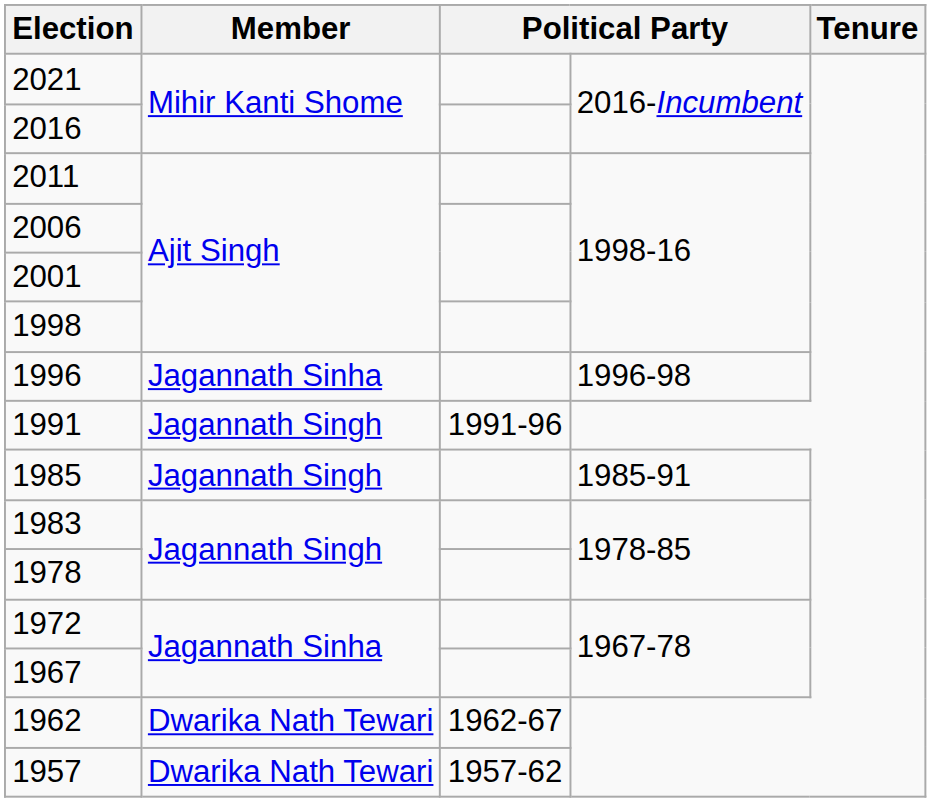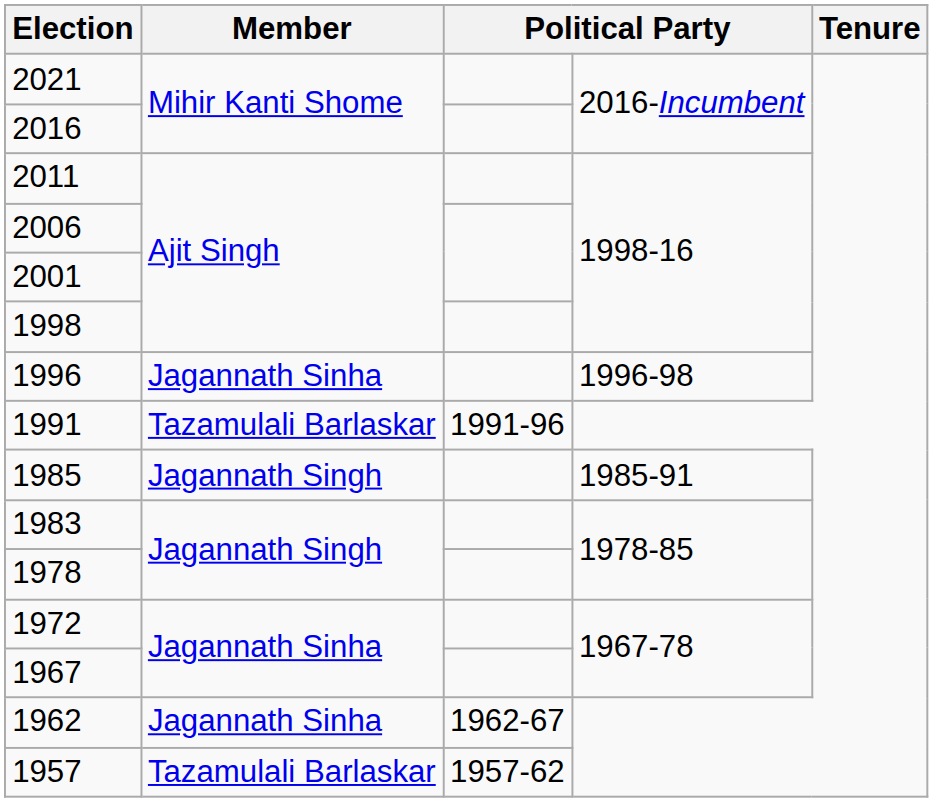(265, 425) Jagannath Singh -> (292, 425) Tazamulali Barlaskar
(291, 721) Dwarika Nath Tewari -> (265, 721) Jagannath Sinha
(291, 771) Dwarika Nath Tewari -> (292, 771) Tazamulali Barlaskar
